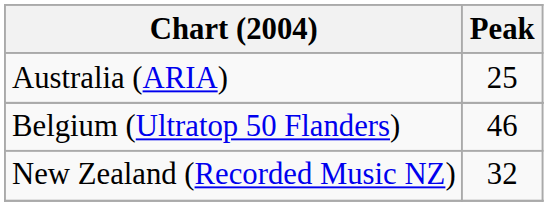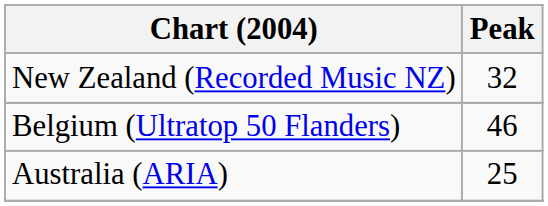rows swapped: (120, 77) <-> (234, 175)
